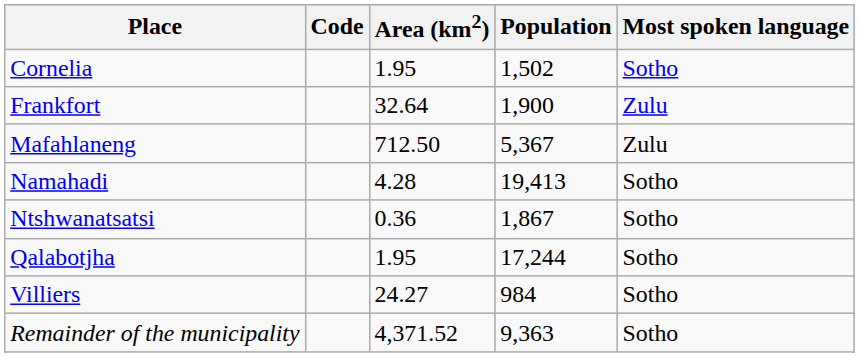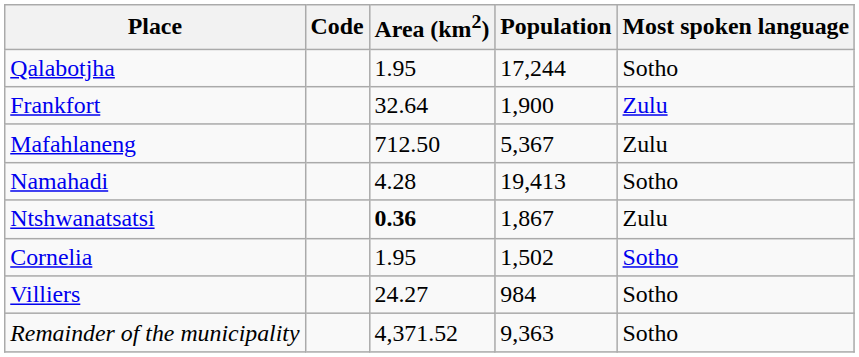rows swapped: (51, 67) <-> (63, 256)
(395, 218) normal -> (395, 218) bold
(650, 218) Sotho -> (645, 218) Zulu
